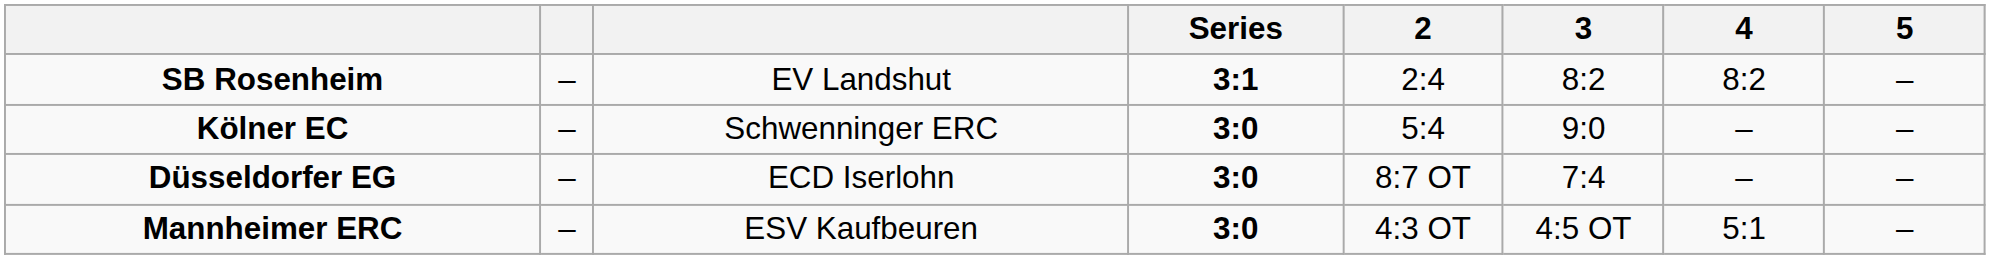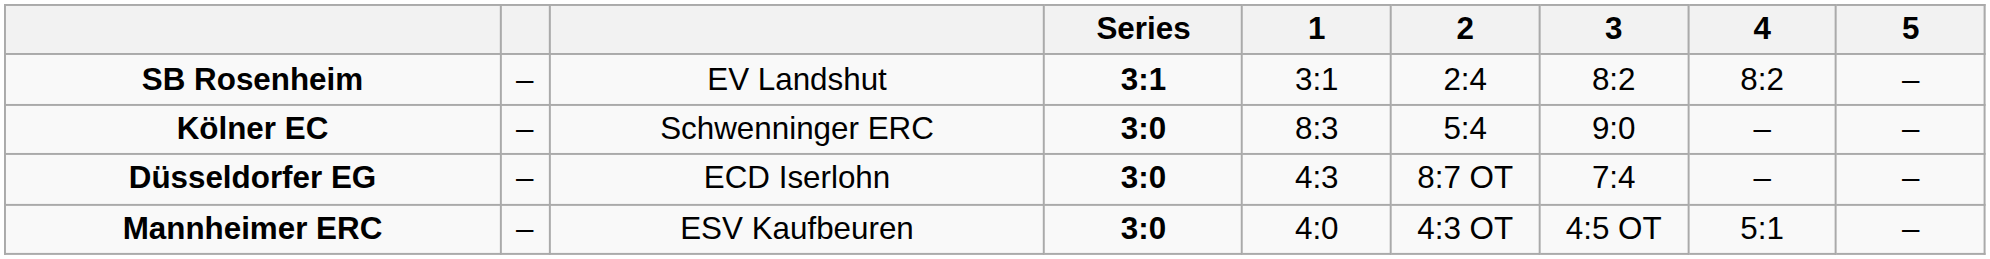+ column: (1317, 29)
